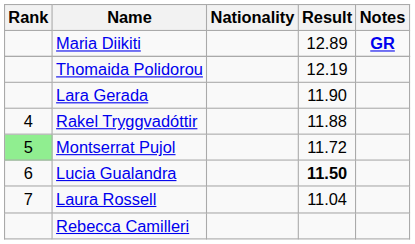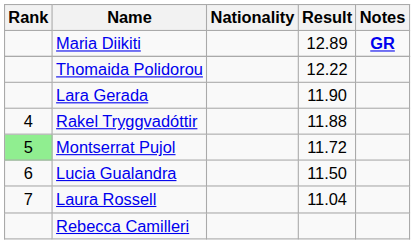(327, 70) 12.19 -> (327, 70) 12.22
(327, 174) bold -> (327, 174) normal
